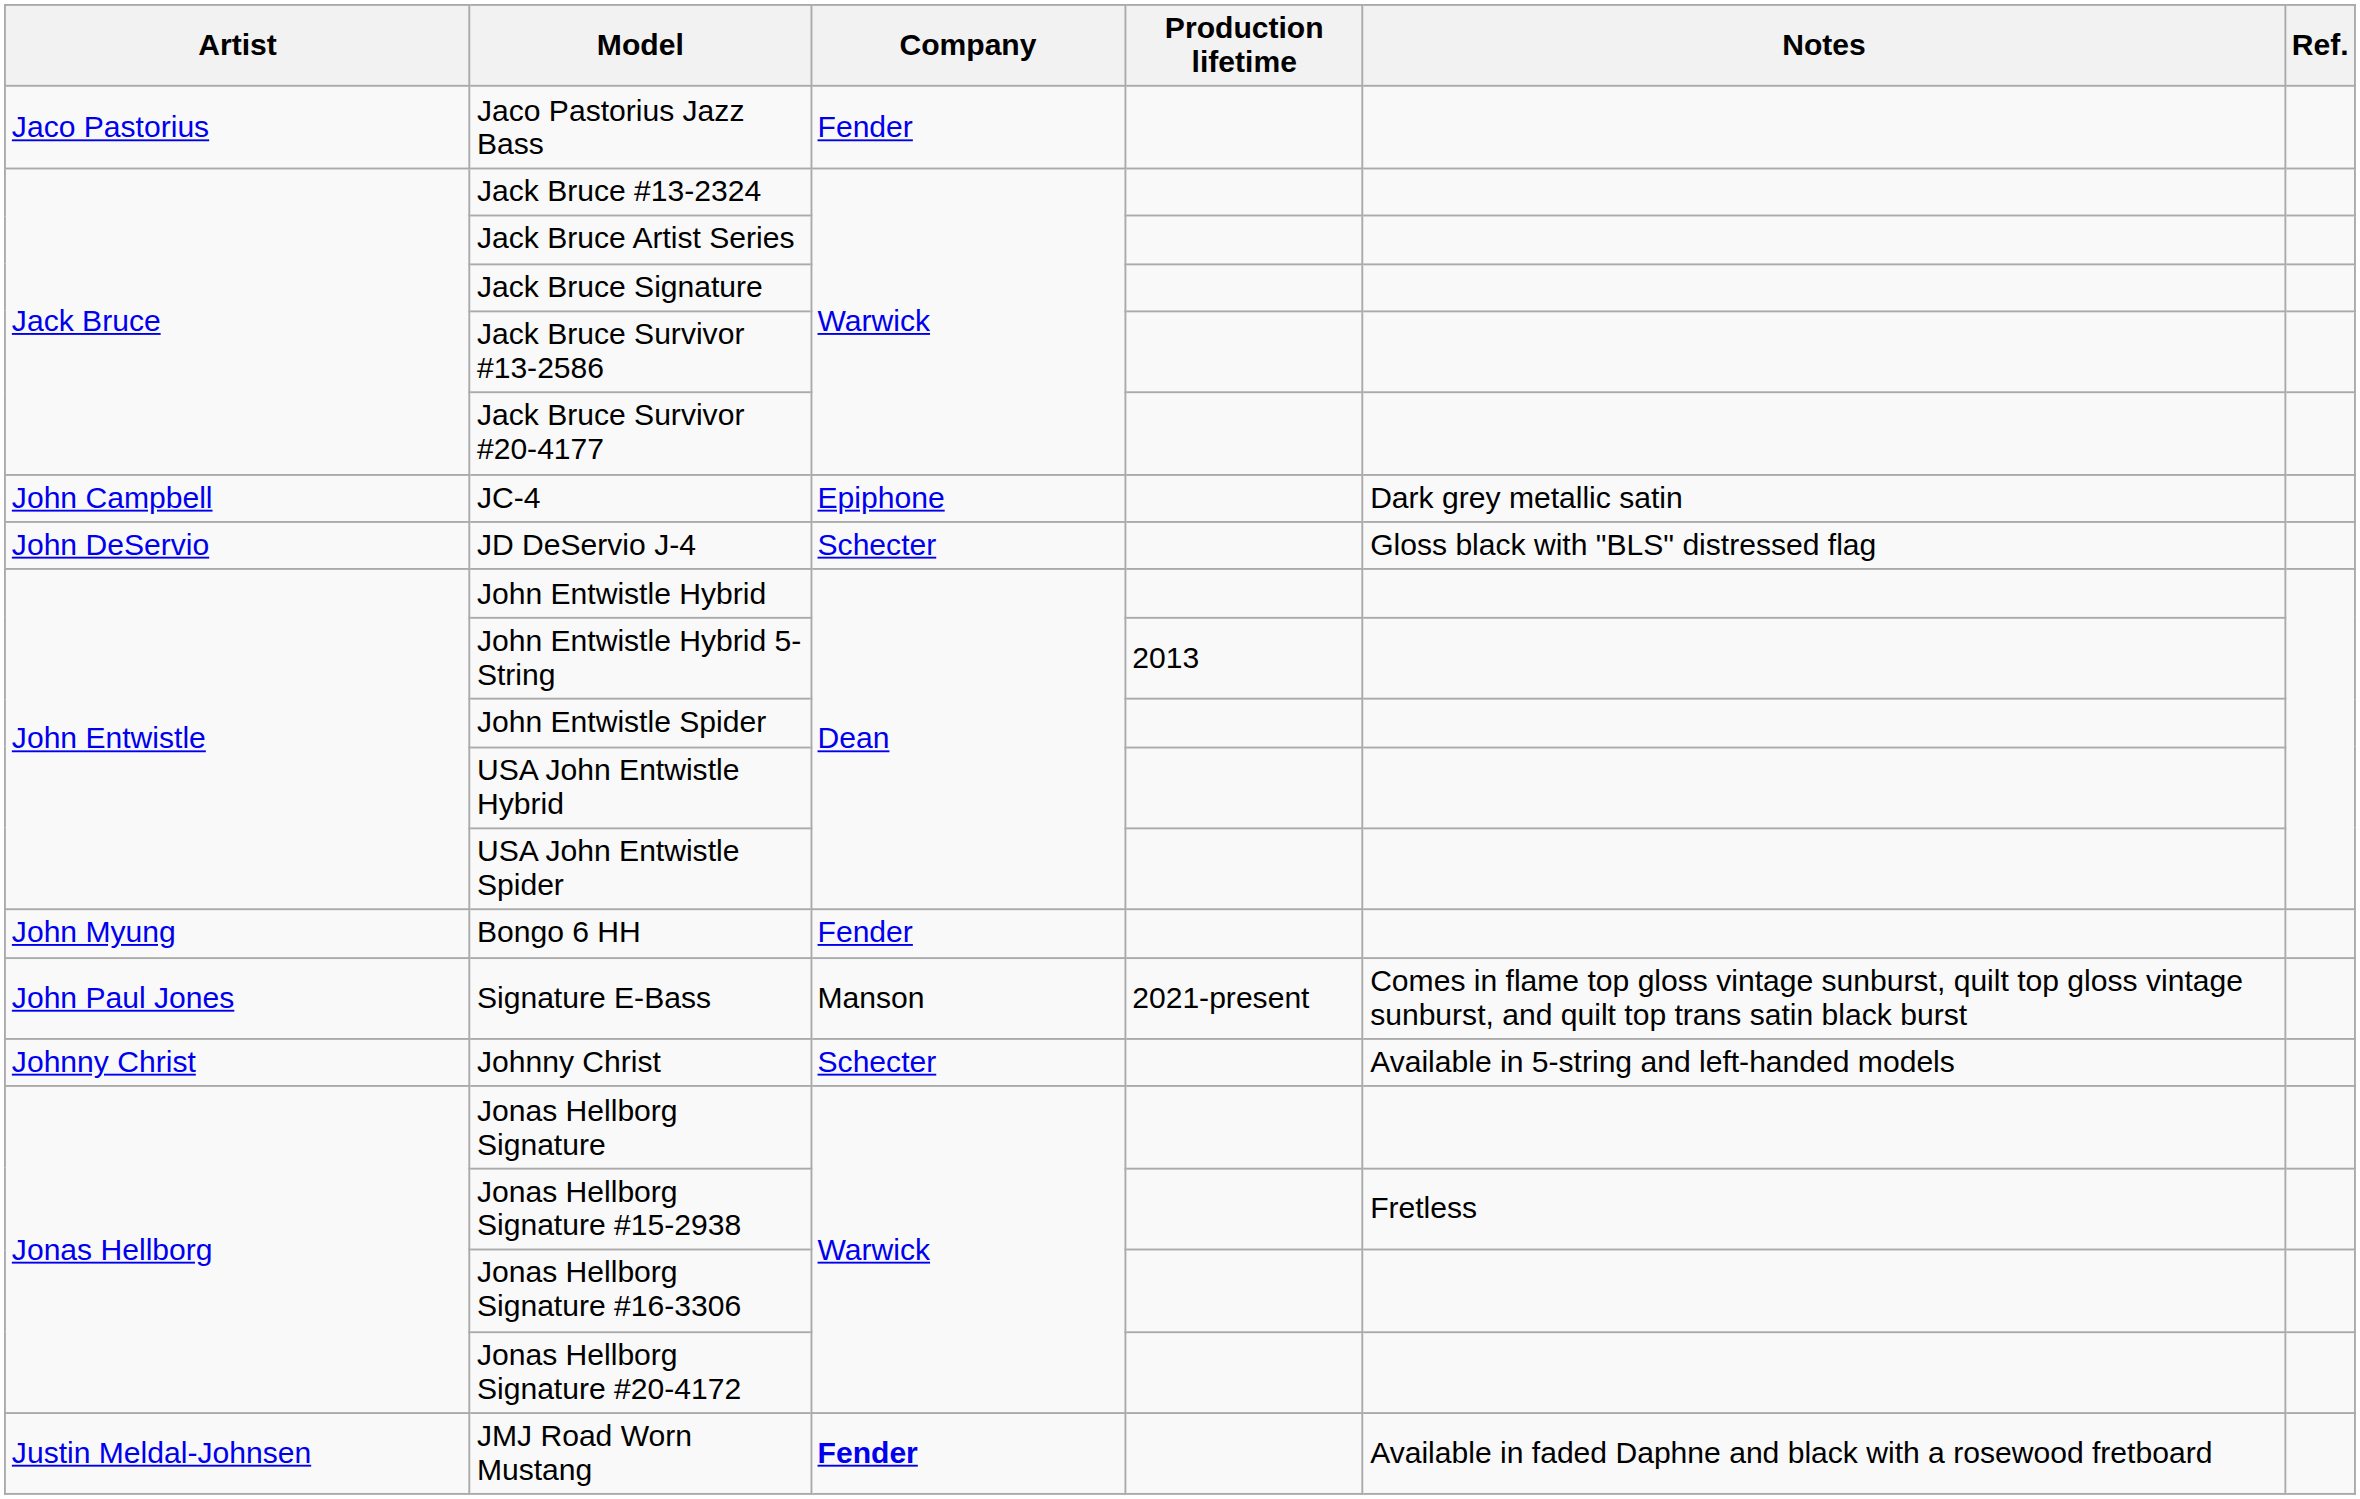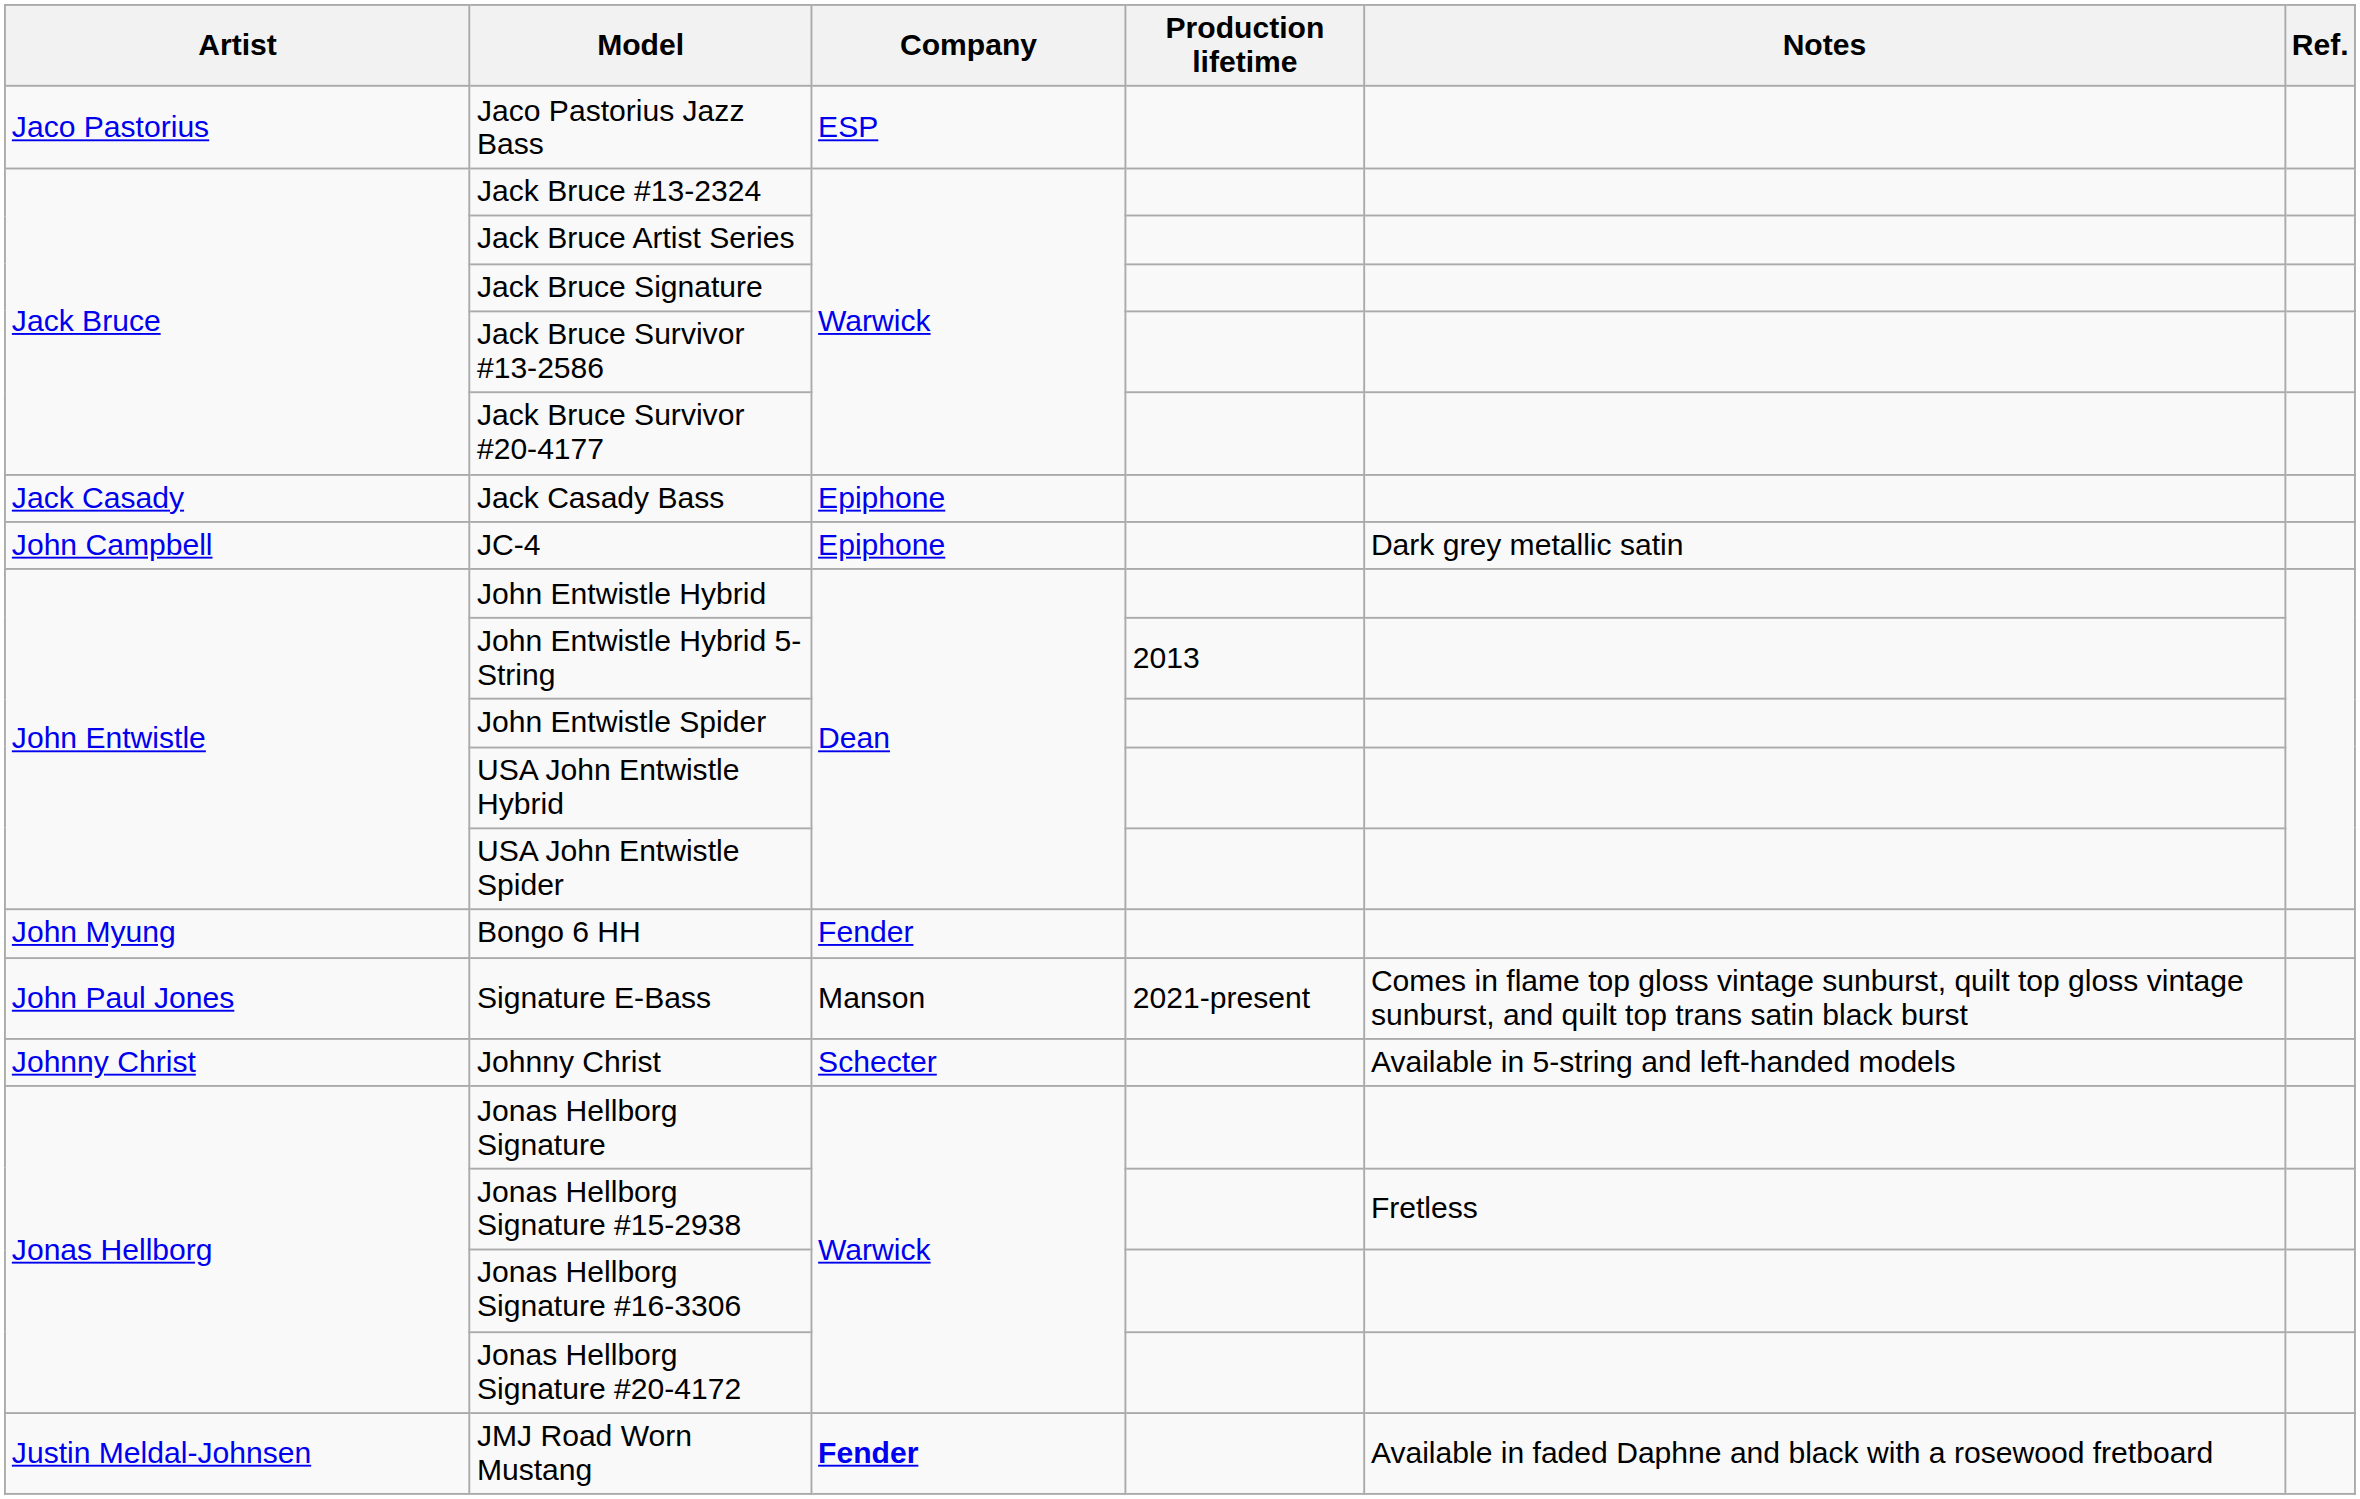(865, 126) Fender -> (848, 126) ESP
+ row: (601, 497)
- row: (586, 545)
